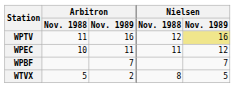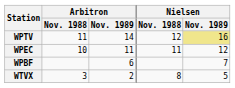(129, 38) 16 -> (129, 38) 14
(131, 63) 7 -> (131, 63) 6
(85, 76) 5 -> (85, 76) 3
